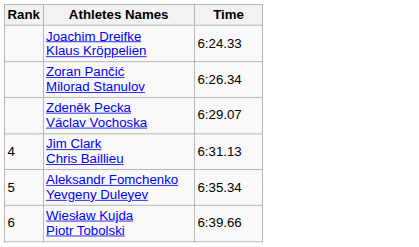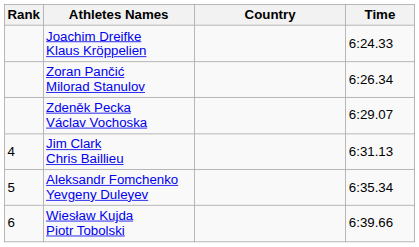+ column: (270, 15)
